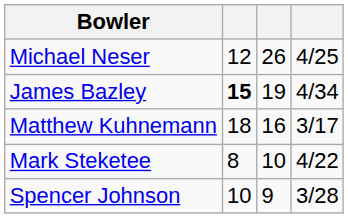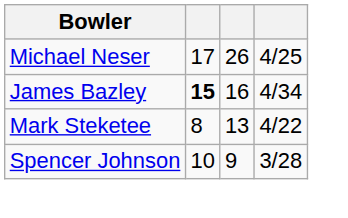(239, 56) 12 -> (203, 56) 17
(274, 91) 19 -> (237, 91) 16
- row: (113, 126)
(274, 160) 10 -> (237, 126) 13
